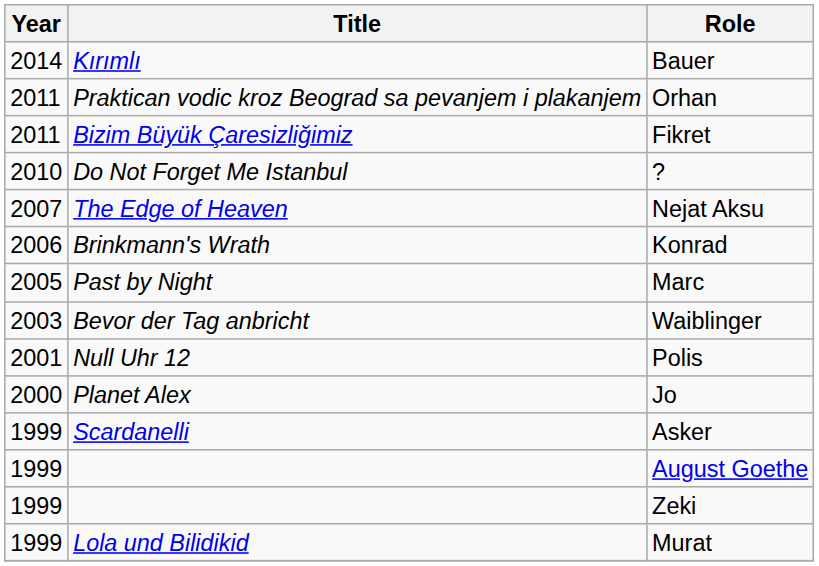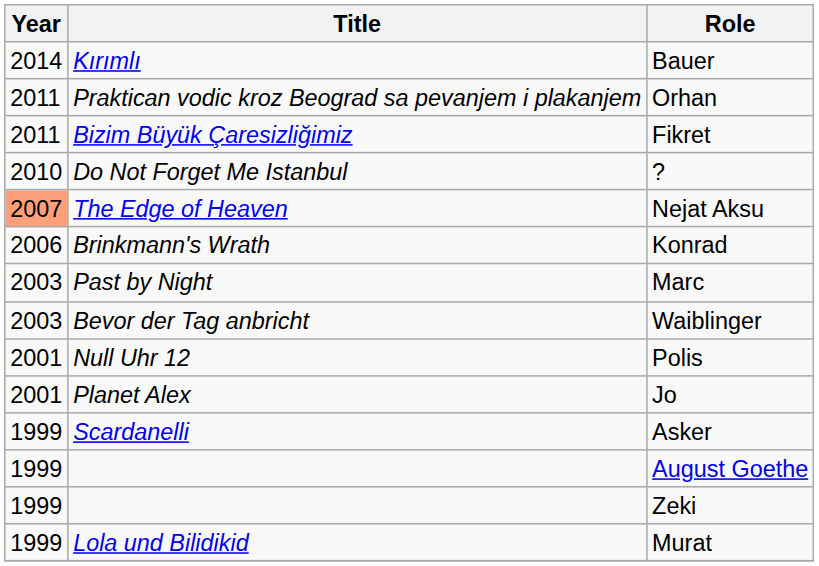(36, 209) no background -> (36, 209) lightsalmon background
(36, 283) 2005 -> (36, 283) 2003
(36, 394) 2000 -> (36, 394) 2001
